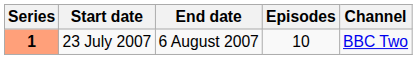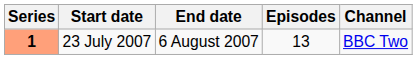(301, 41) 10 -> (301, 41) 13
